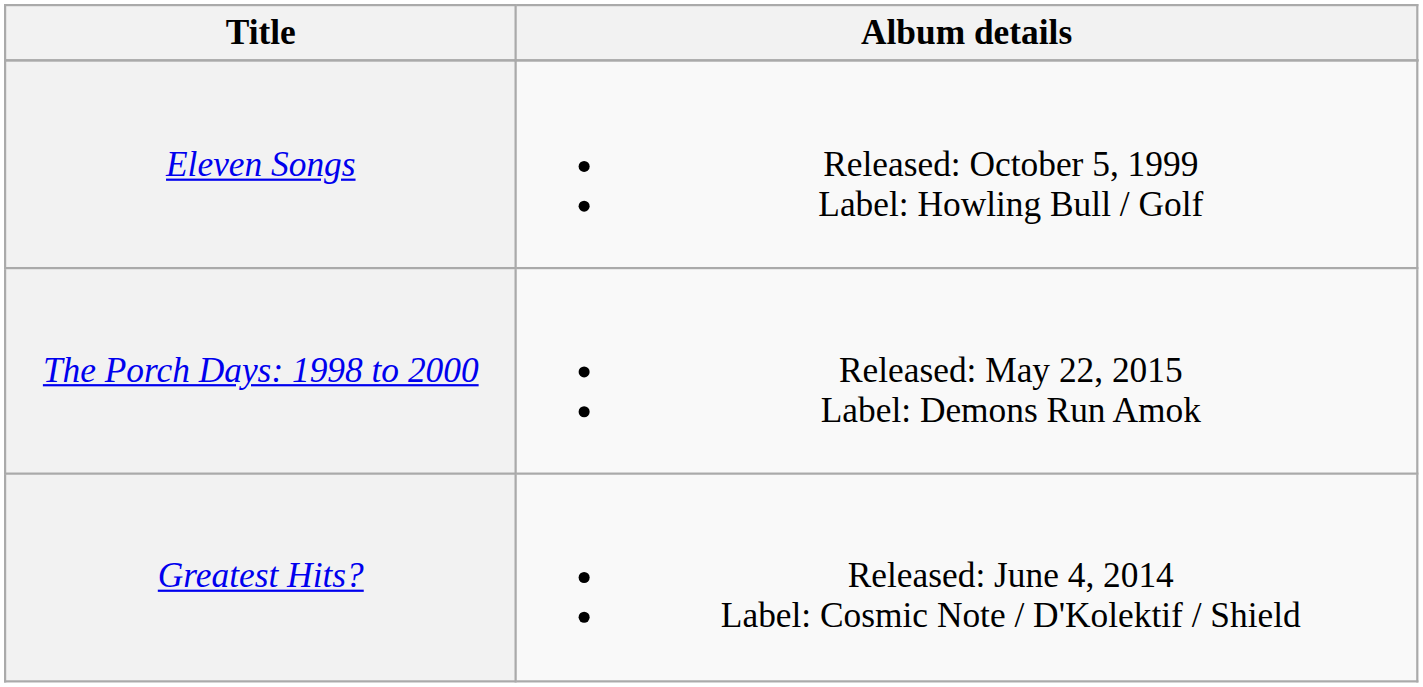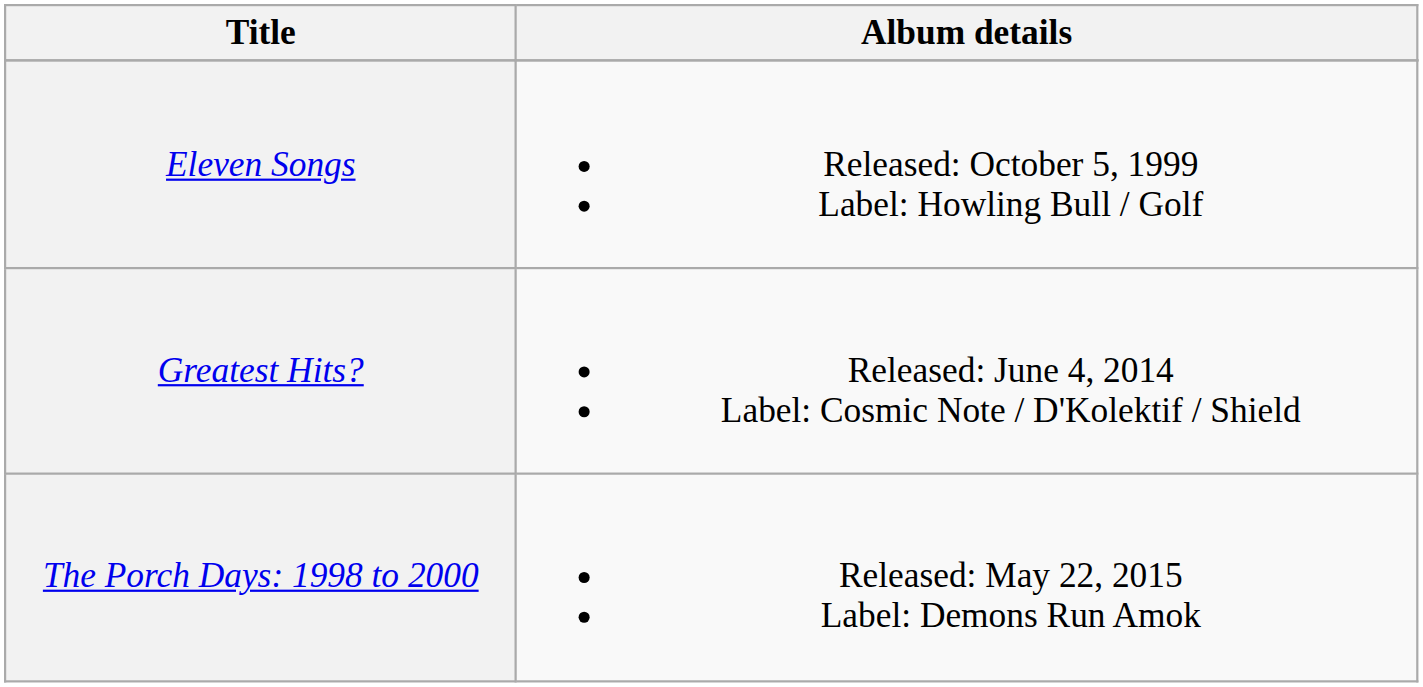rows swapped: (261, 576) <-> (261, 370)
